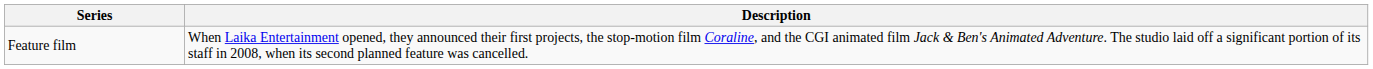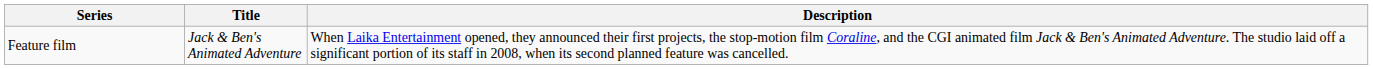+ column: (246, 15)
